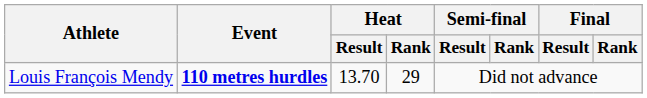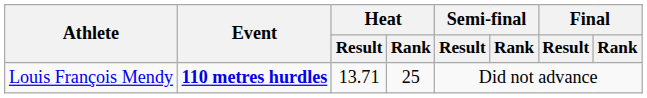(359, 78) 13.70 -> (359, 78) 13.71
(411, 78) 29 -> (411, 78) 25
